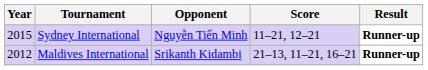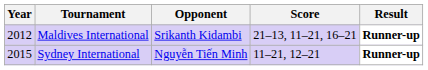rows swapped: (93, 55) <-> (89, 35)
